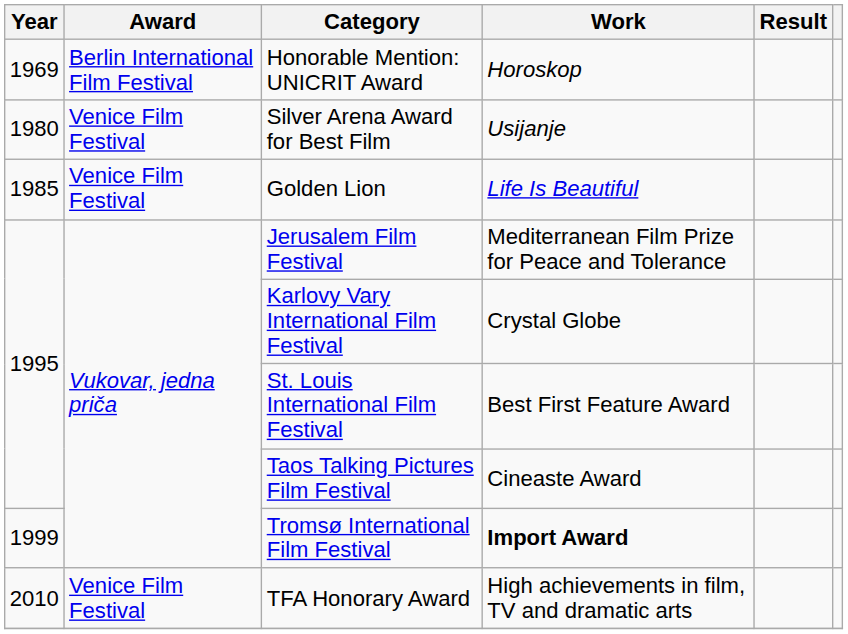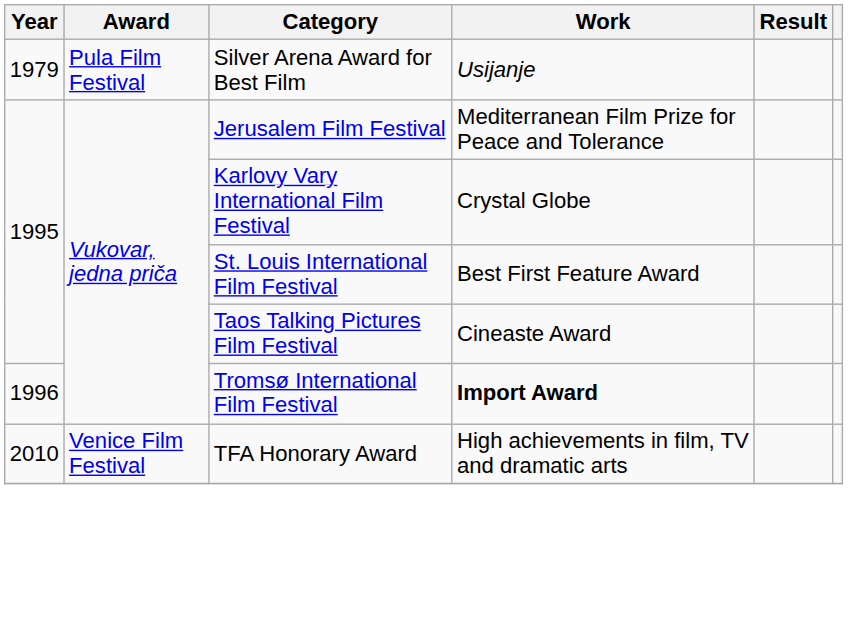- row: (363, 69)
(34, 129) 1980 -> (34, 69) 1979
(126, 129) Venice Film Festival -> (115, 69) Pula Film Festival
- row: (326, 189)
(34, 538) 1999 -> (34, 393) 1996
